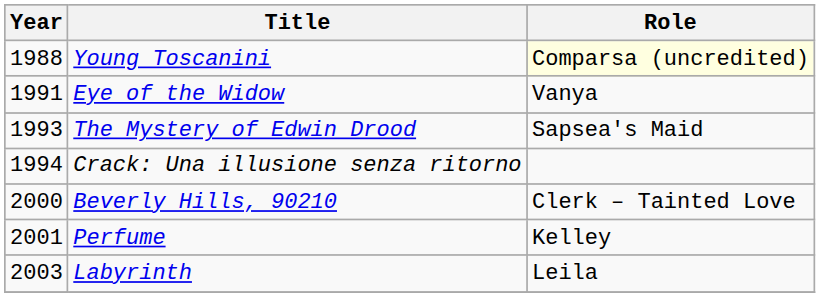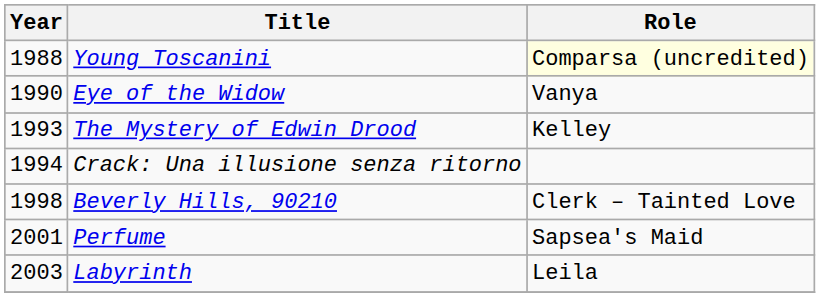(36, 94) 1991 -> (36, 94) 1990
(618, 130) Sapsea's Maid -> (572, 130) Kelley
(36, 202) 2000 -> (36, 202) 1998
(572, 238) Kelley -> (618, 238) Sapsea's Maid
